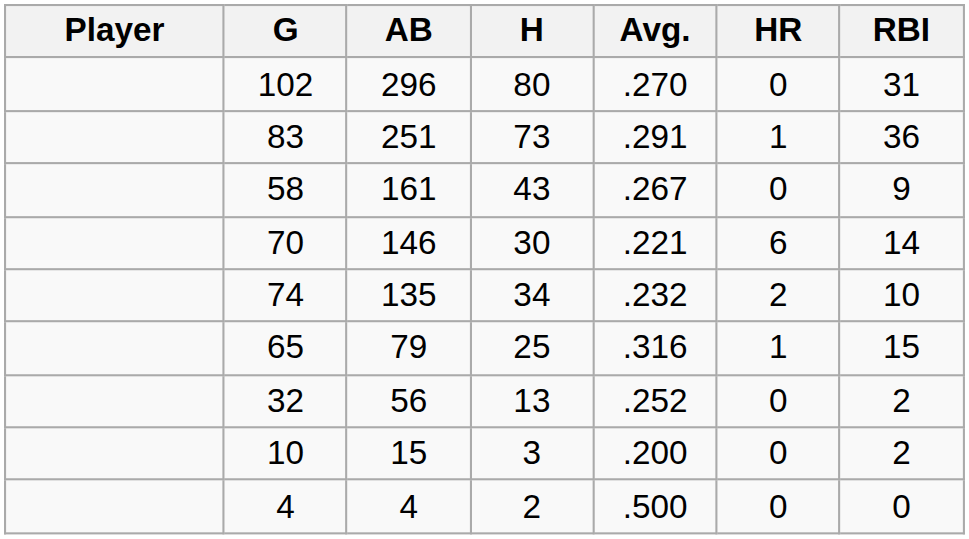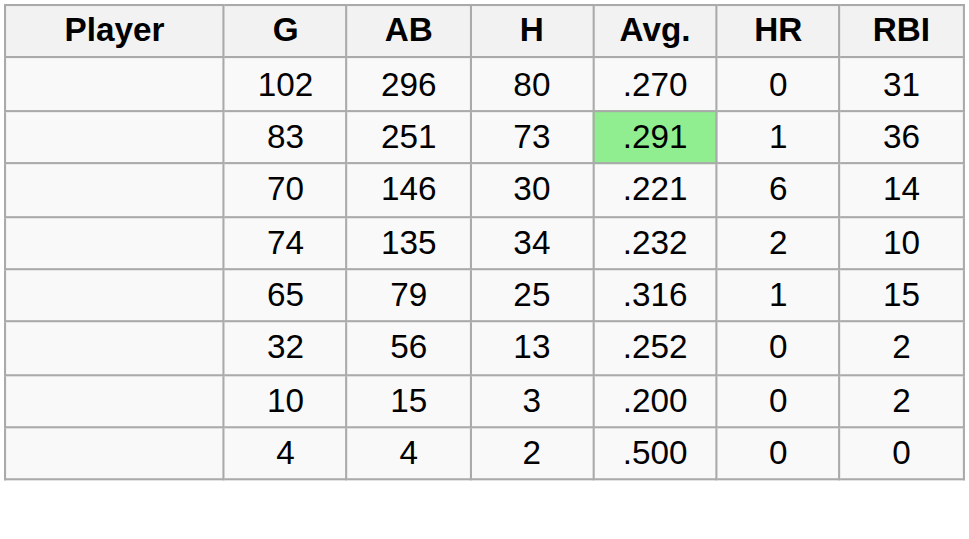(655, 136) no background -> (655, 136) lightgreen background
- row: (286, 189)
